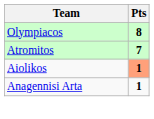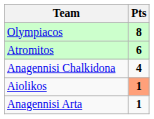(139, 50) 7 -> (139, 50) 6
+ row: (61, 68)
